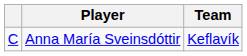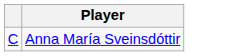- column: (213, 16)
